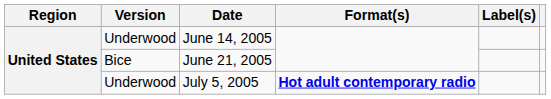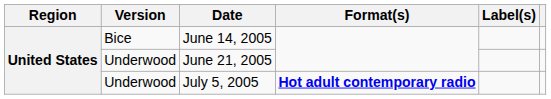(140, 37) Underwood -> (118, 37) Bice
(118, 60) Bice -> (140, 60) Underwood
